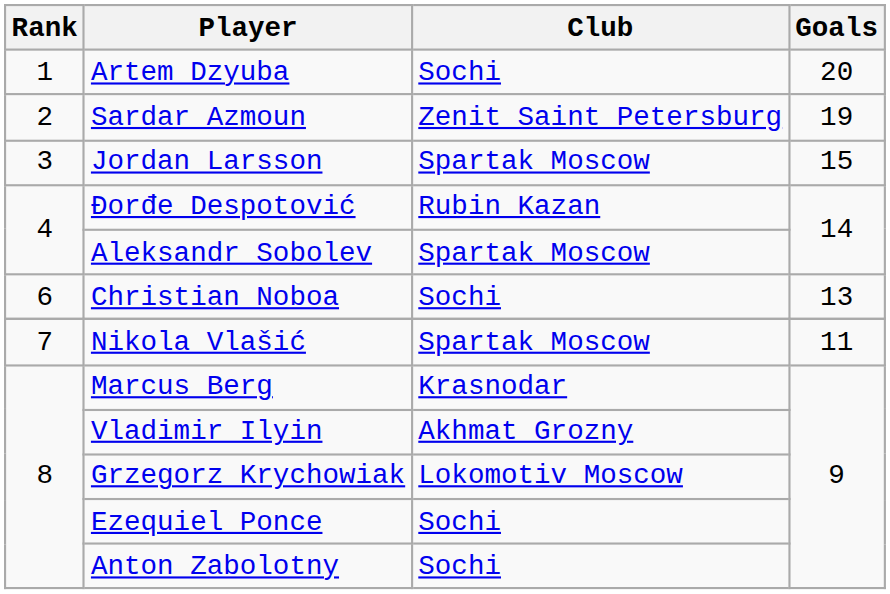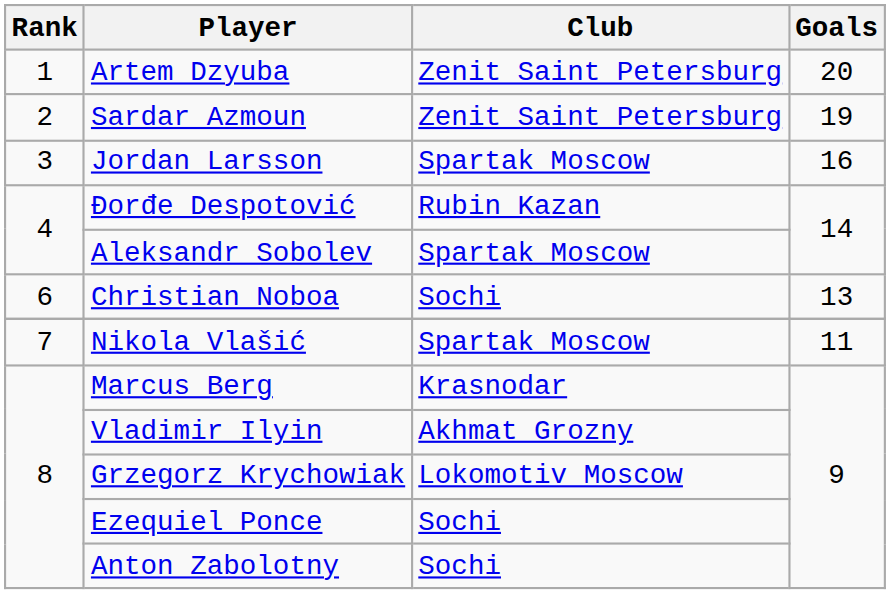(460, 72) Sochi -> (600, 72) Zenit Saint Petersburg
(837, 162) 15 -> (837, 162) 16
